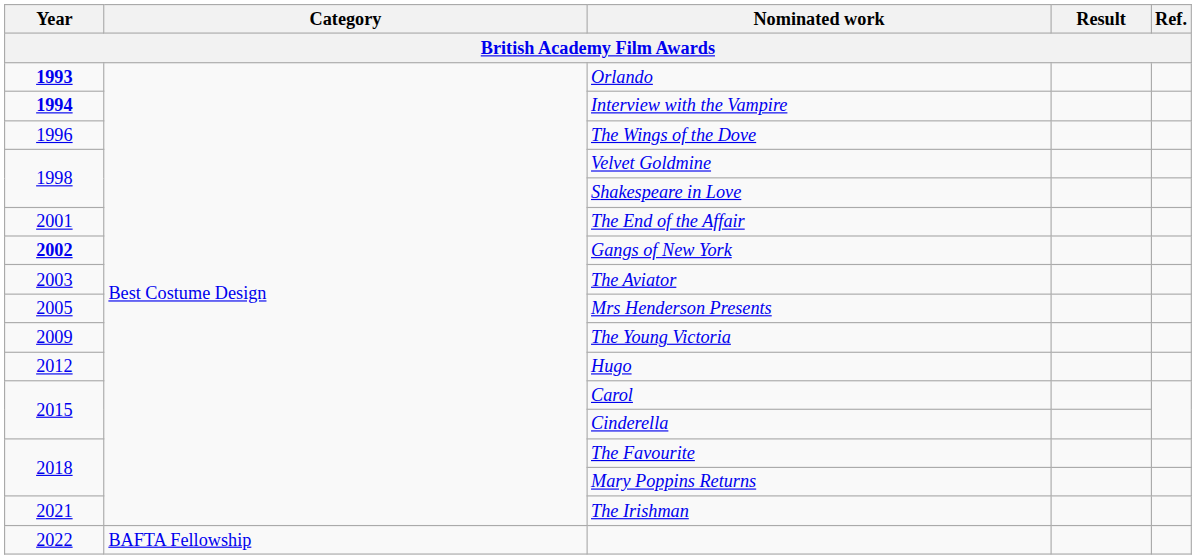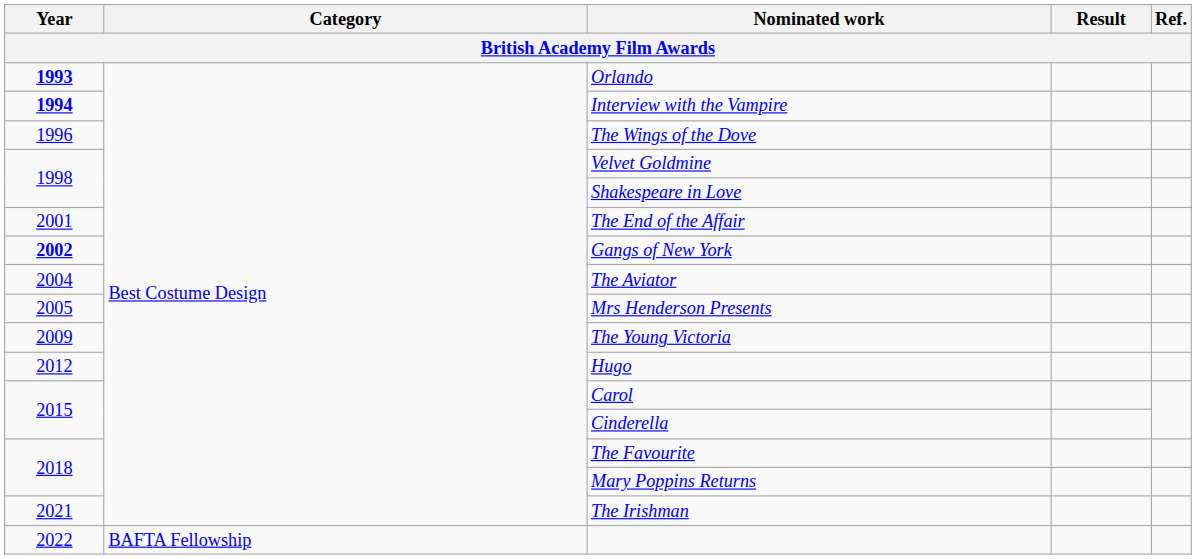(54, 279) 2003 -> (54, 279) 2004
